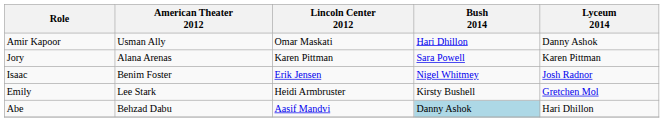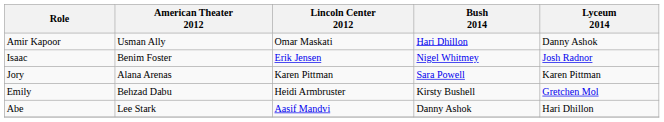rows swapped: (15, 58) <-> (17, 75)
(137, 92) Lee Stark -> (144, 92) Behzad Dabu
(144, 109) Behzad Dabu -> (137, 109) Lee Stark
(444, 109) lightblue background -> (444, 109) no background
